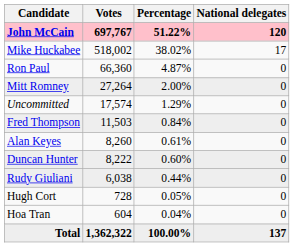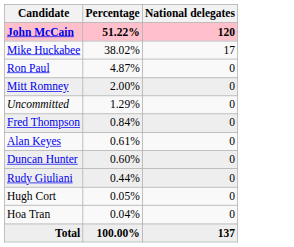- column: (109, 13)
